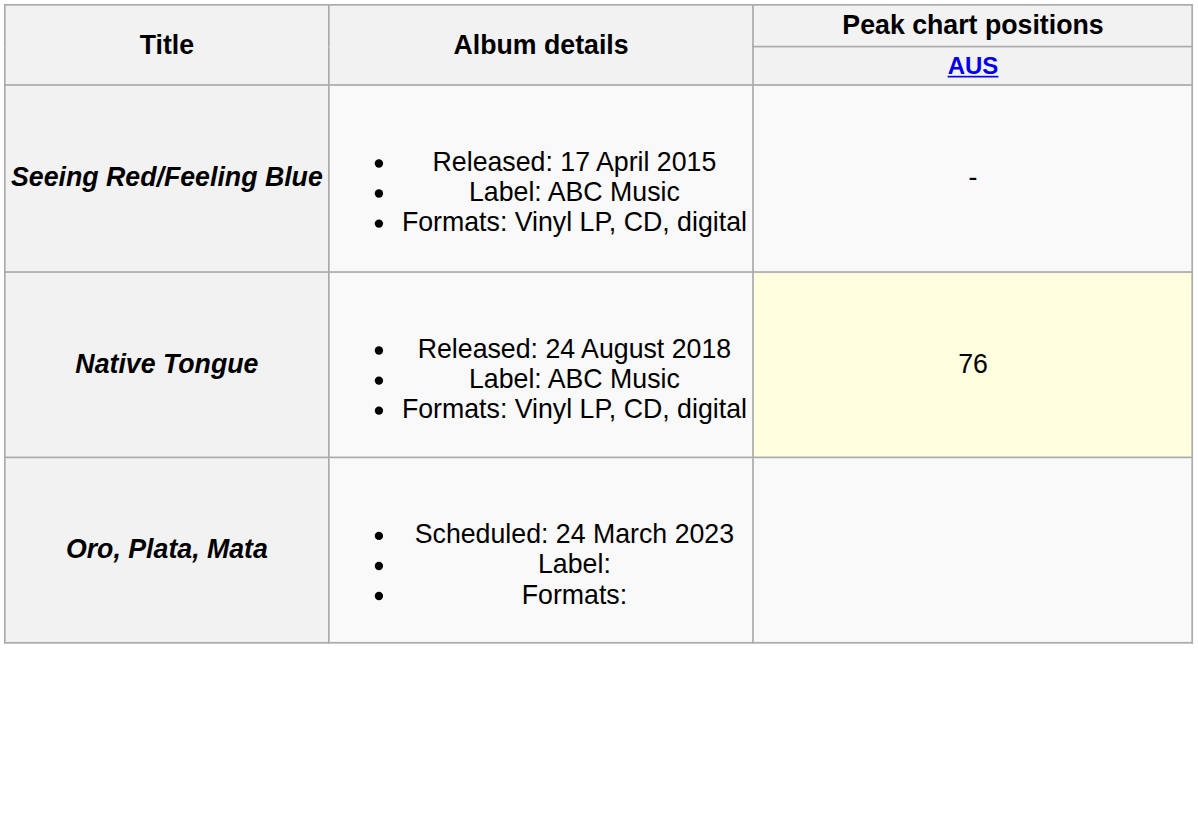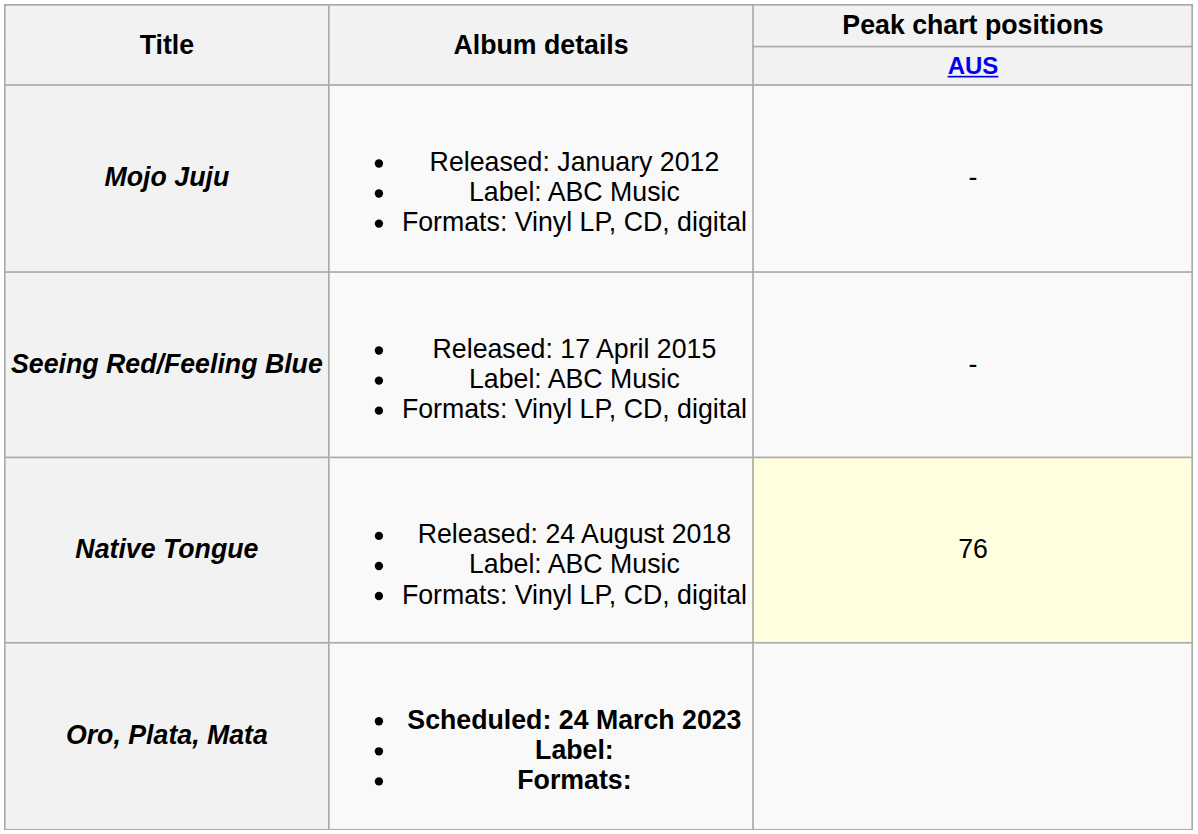+ row: (167, 177)
(541, 565) normal -> (541, 751) bold
